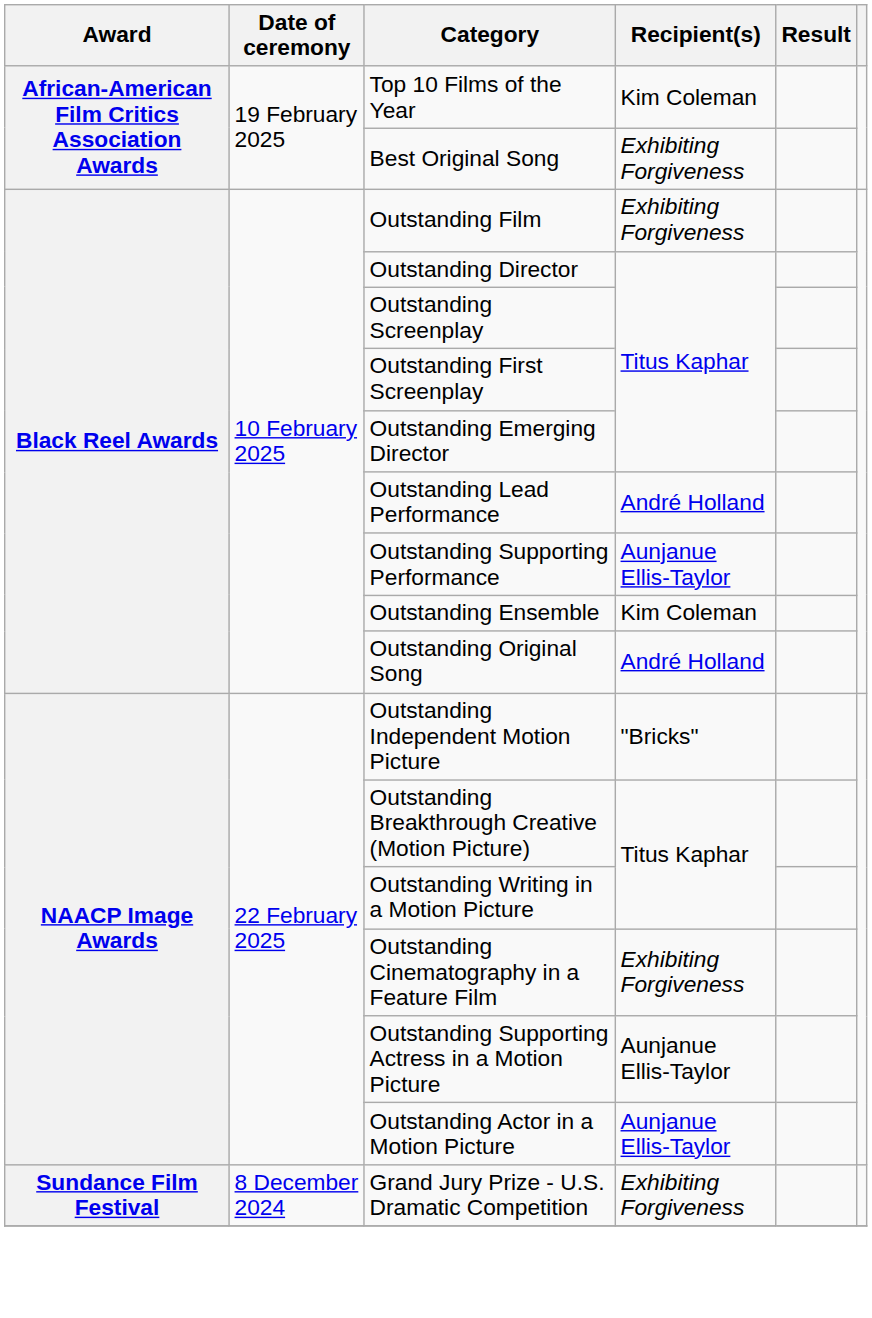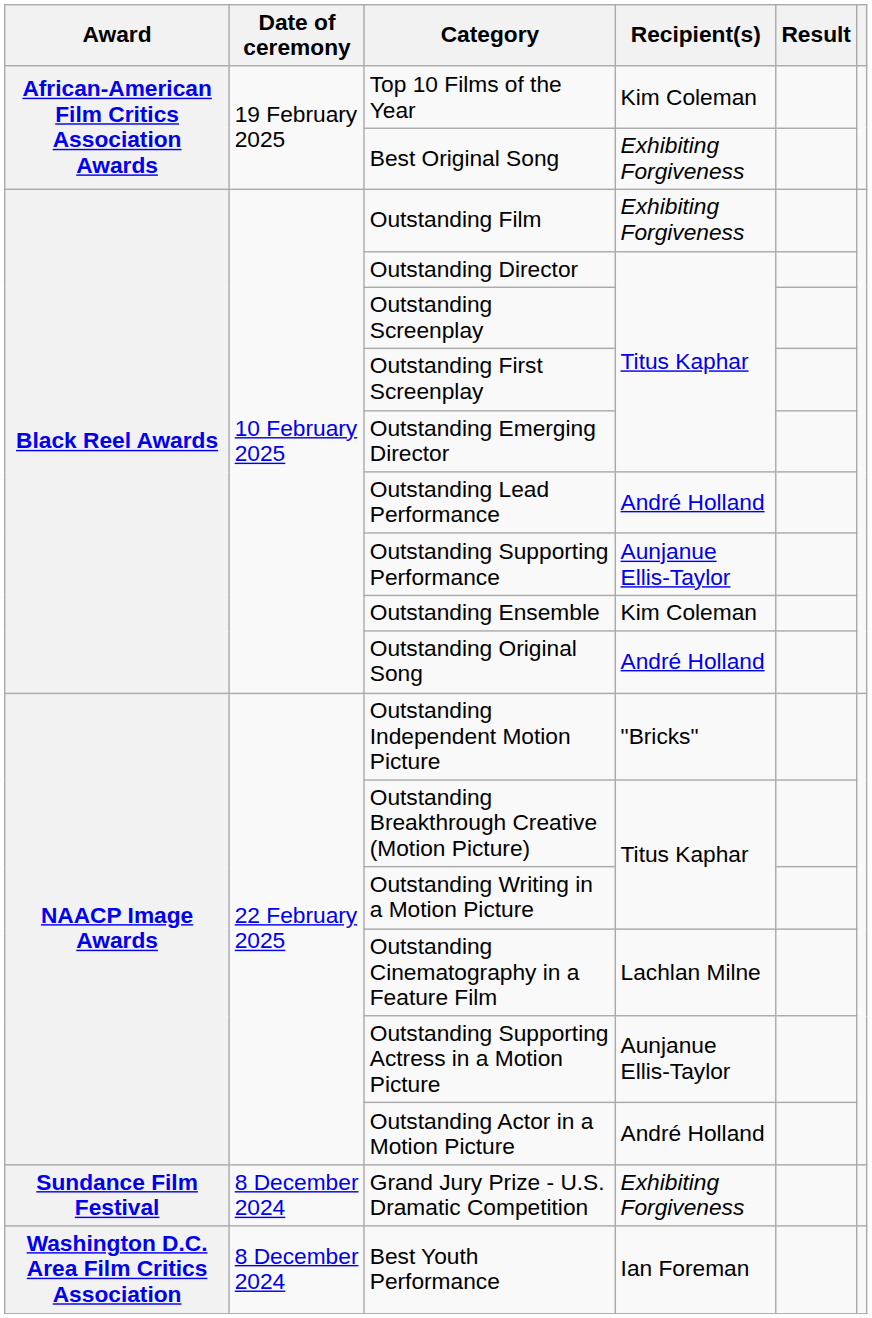(682, 971) Exhibiting Forgiveness -> (691, 971) Lachlan Milne
(675, 1133) Aunjanue Ellis-Taylor -> (693, 1133) André Holland
+ row: (435, 1269)
